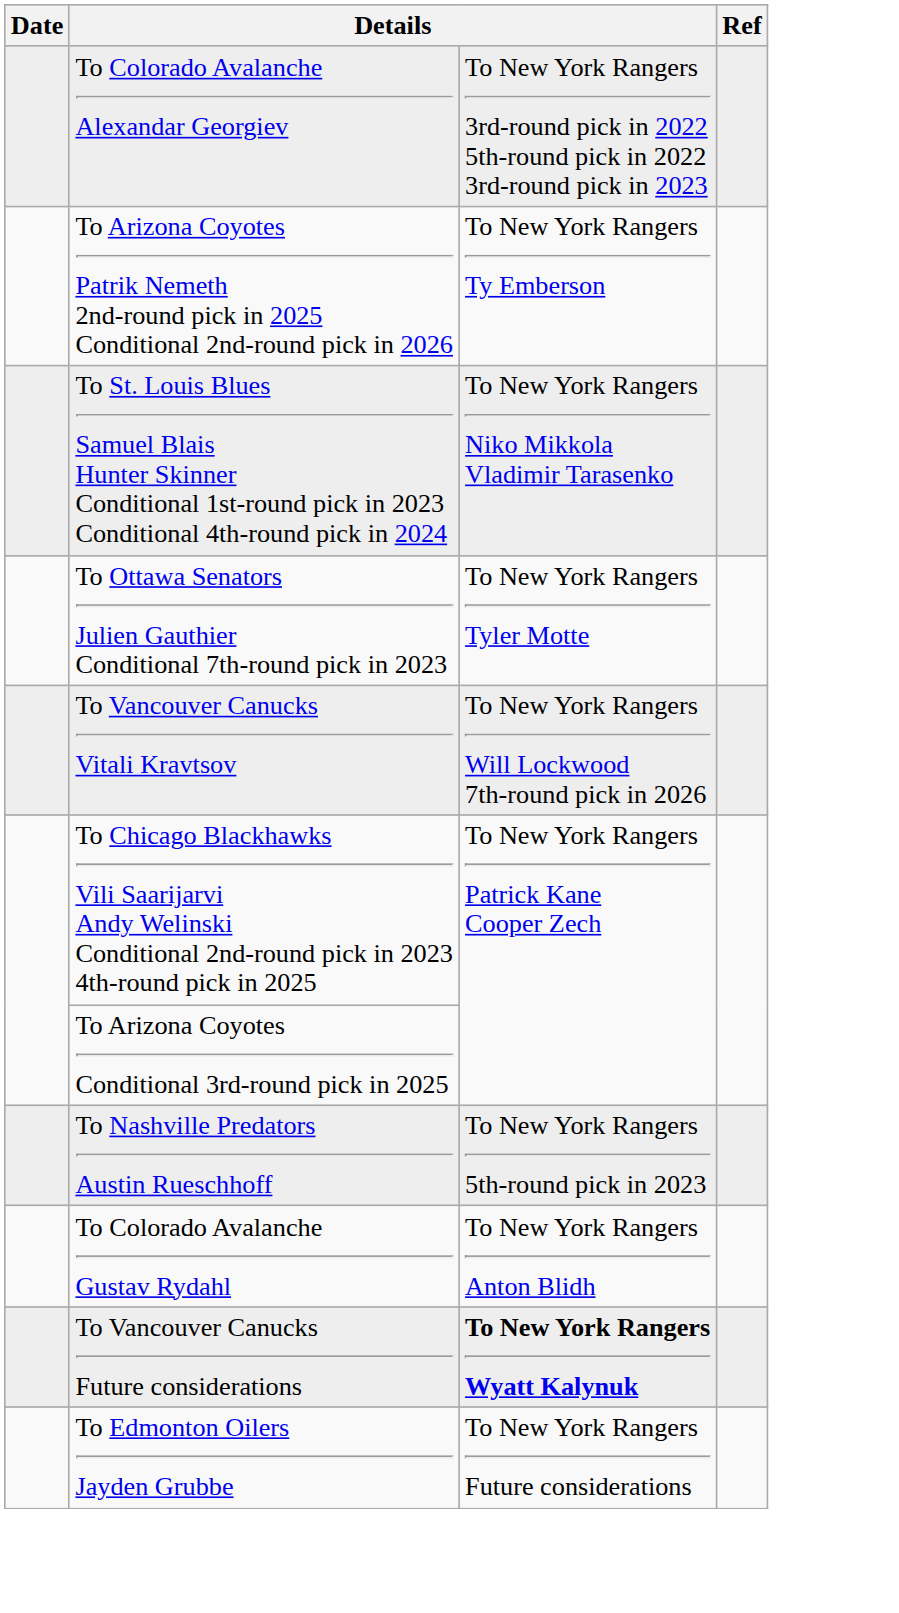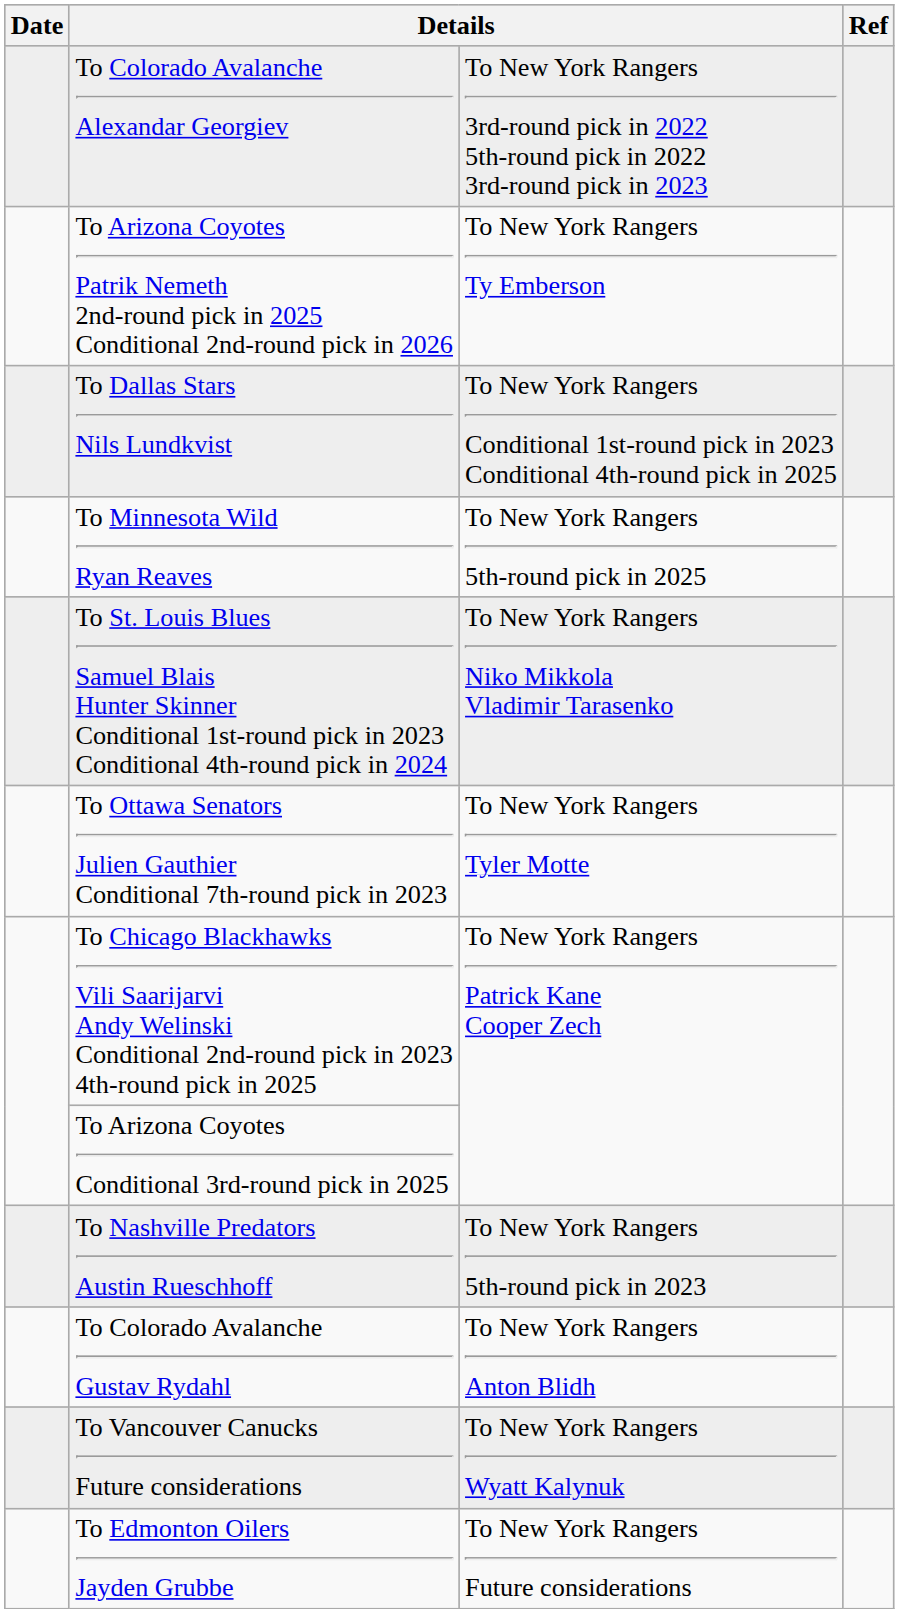+ row: (264, 415)
+ row: (264, 546)
- row: (264, 735)
(588, 1356) bold -> (651, 1457) normal
